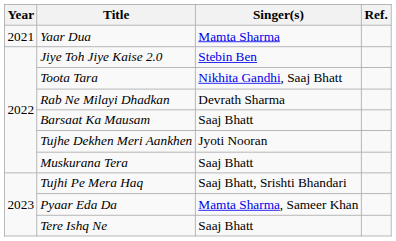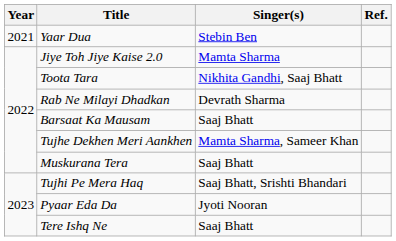(239, 36) Mamta Sharma -> (228, 36) Stebin Ben
(228, 57) Stebin Ben -> (239, 57) Mamta Sharma
(233, 141) Jyoti Nooran -> (278, 141) Mamta Sharma, Sameer Khan
(278, 204) Mamta Sharma, Sameer Khan -> (233, 204) Jyoti Nooran
